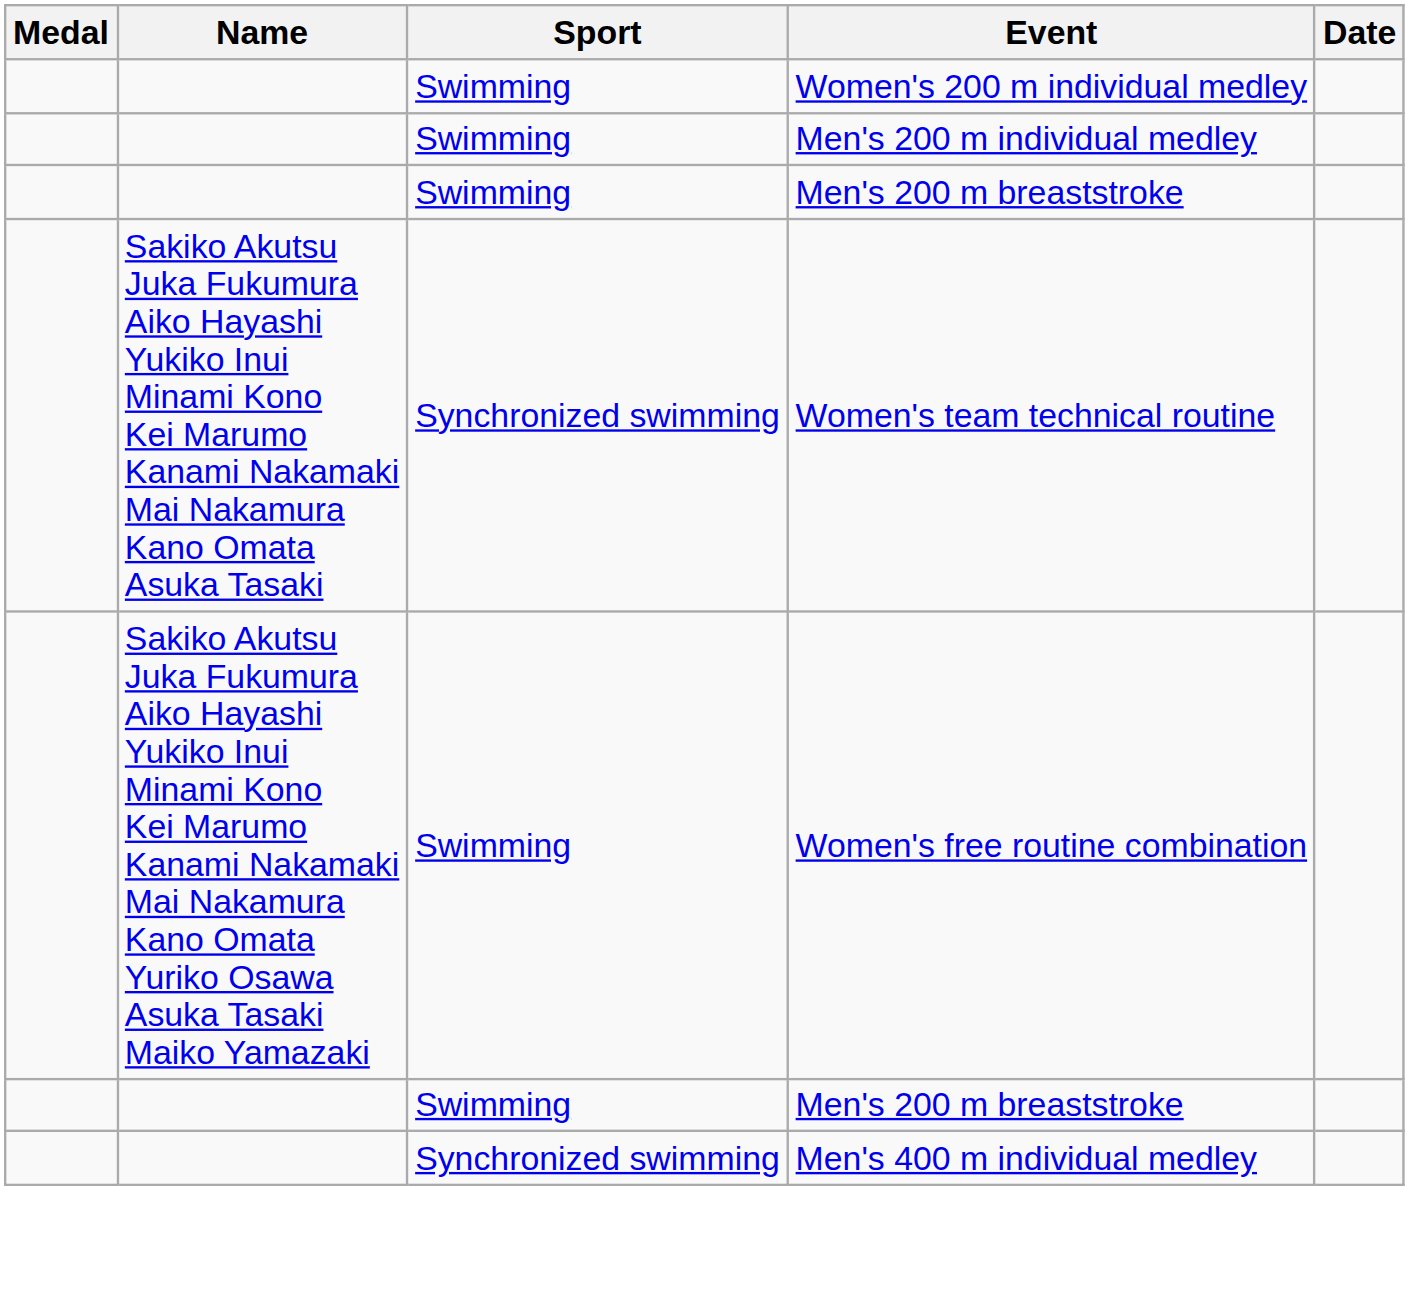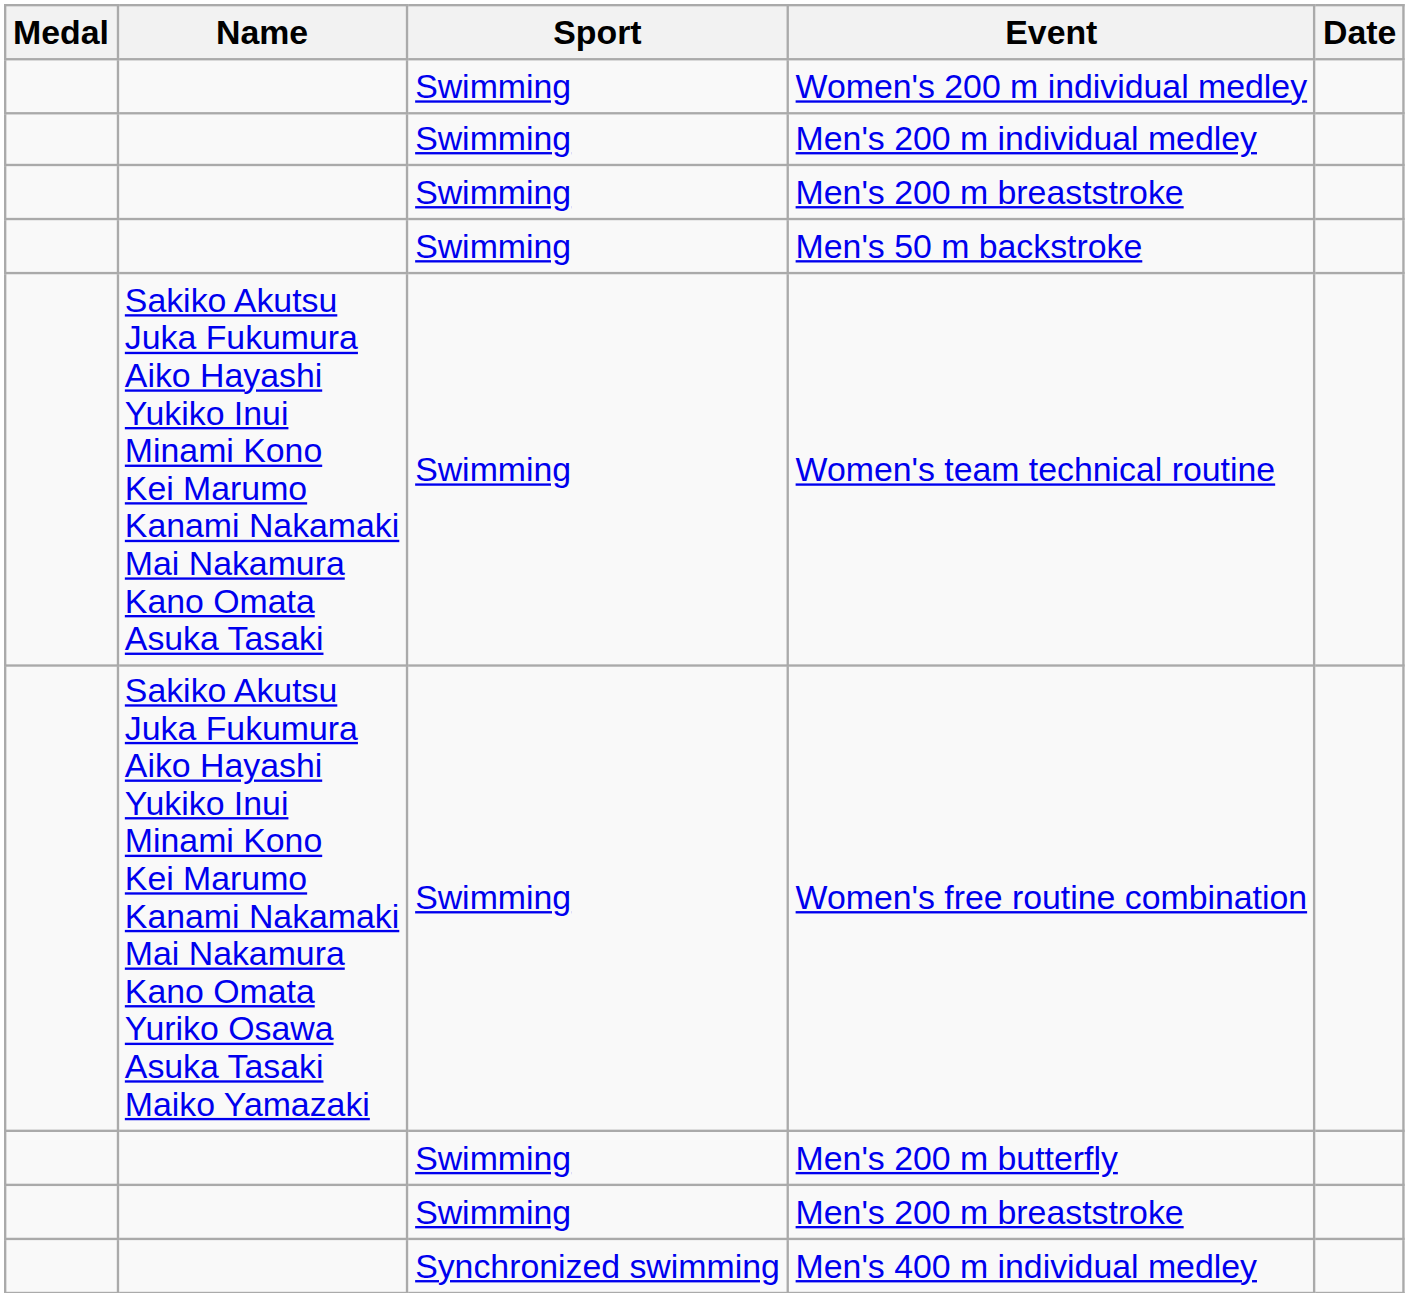+ row: (262, 246)
(597, 415) Synchronized swimming -> (493, 469) Swimming
+ row: (262, 1159)
